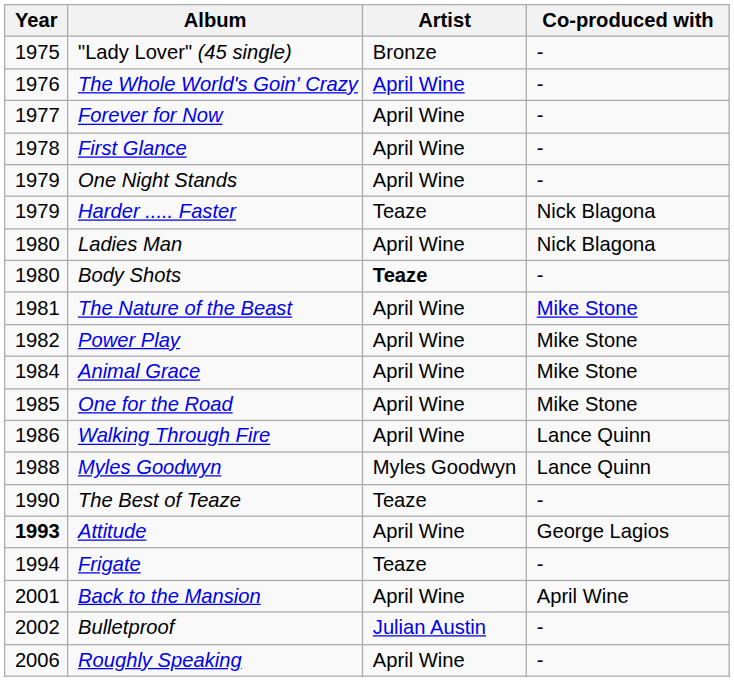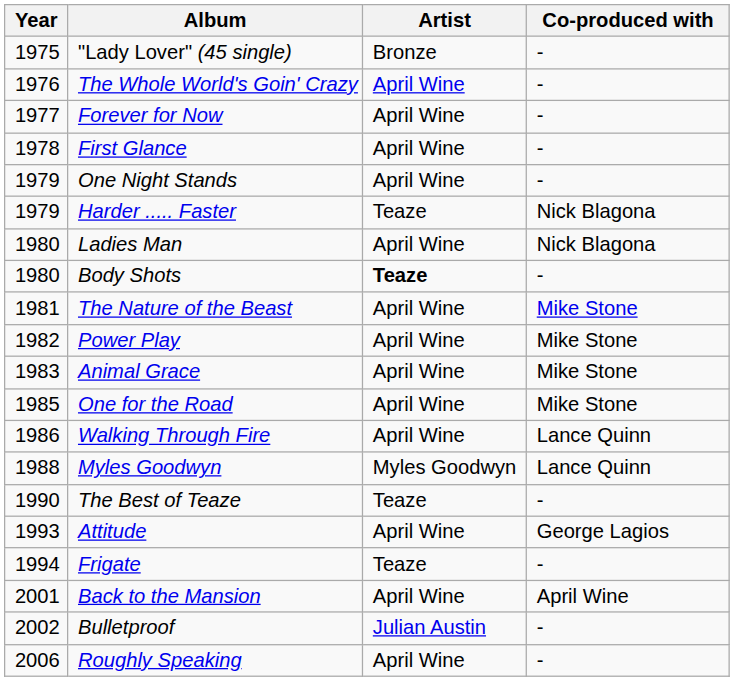(35, 372) 1984 -> (35, 372) 1983
(35, 532) bold -> (35, 532) normal
